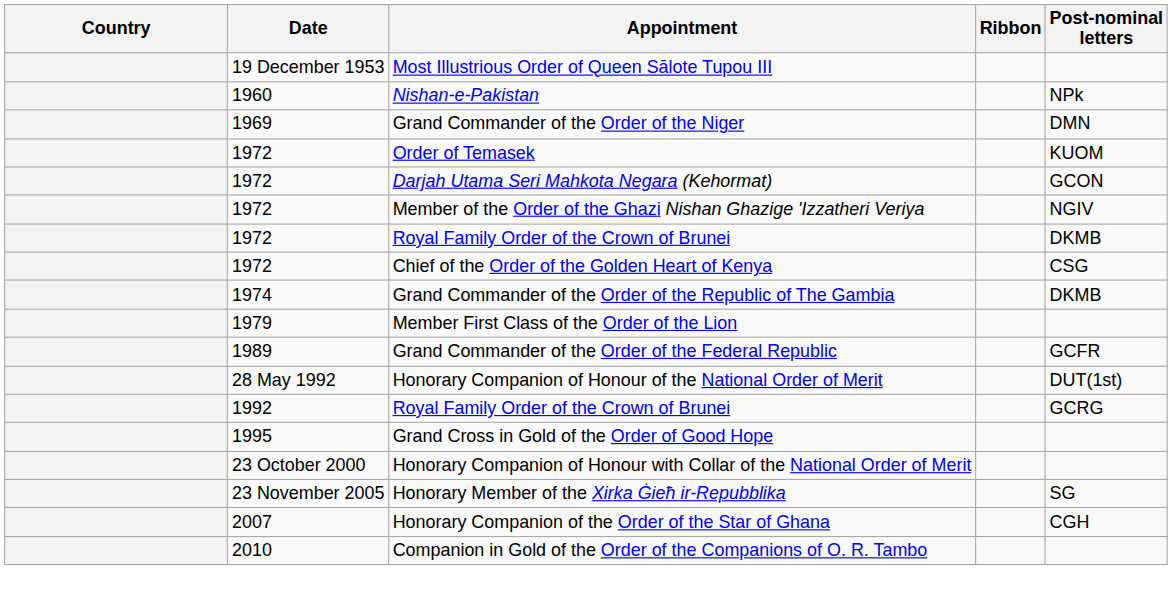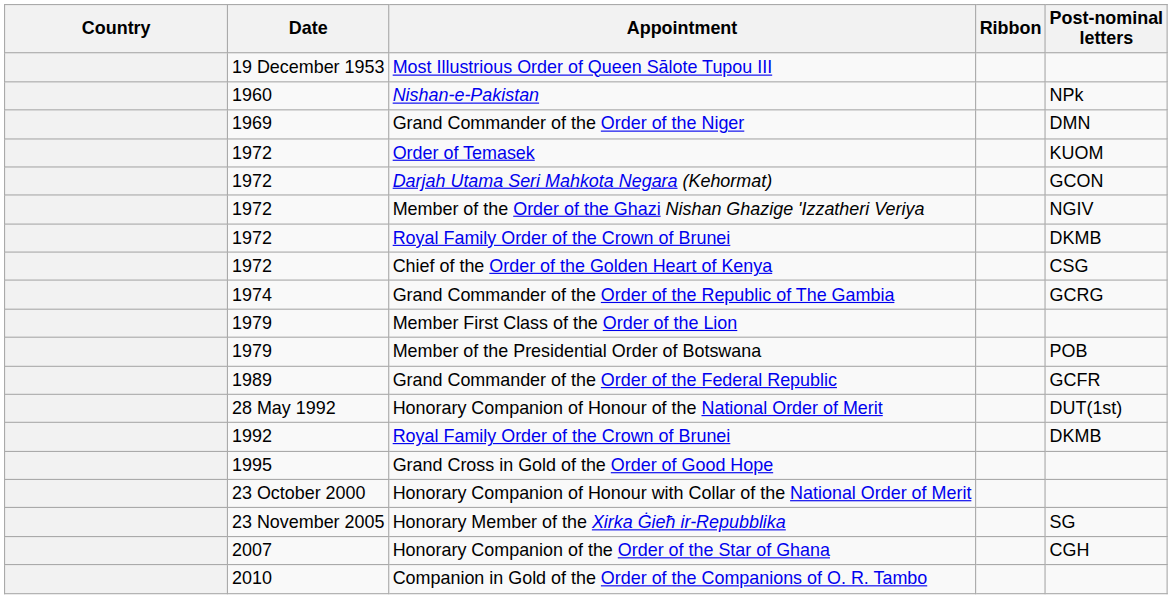(1075, 294) DKMB -> (1076, 294) GCRG
+ row: (252, 351)
(1076, 408) GCRG -> (1075, 436) DKMB
